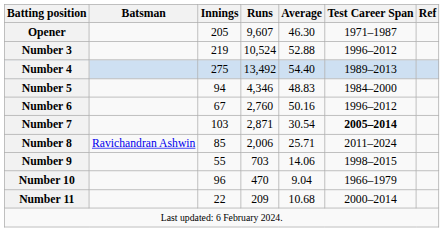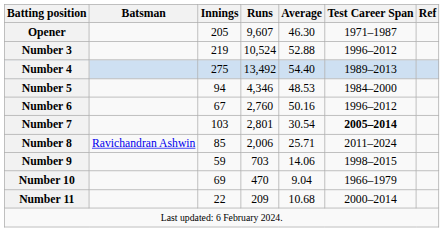(302, 87) 48.83 -> (302, 87) 48.53
(260, 124) 2,871 -> (260, 124) 2,801
(220, 161) 55 -> (220, 161) 59
(220, 180) 96 -> (220, 180) 69
